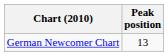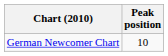(143, 42) 13 -> (143, 42) 10
